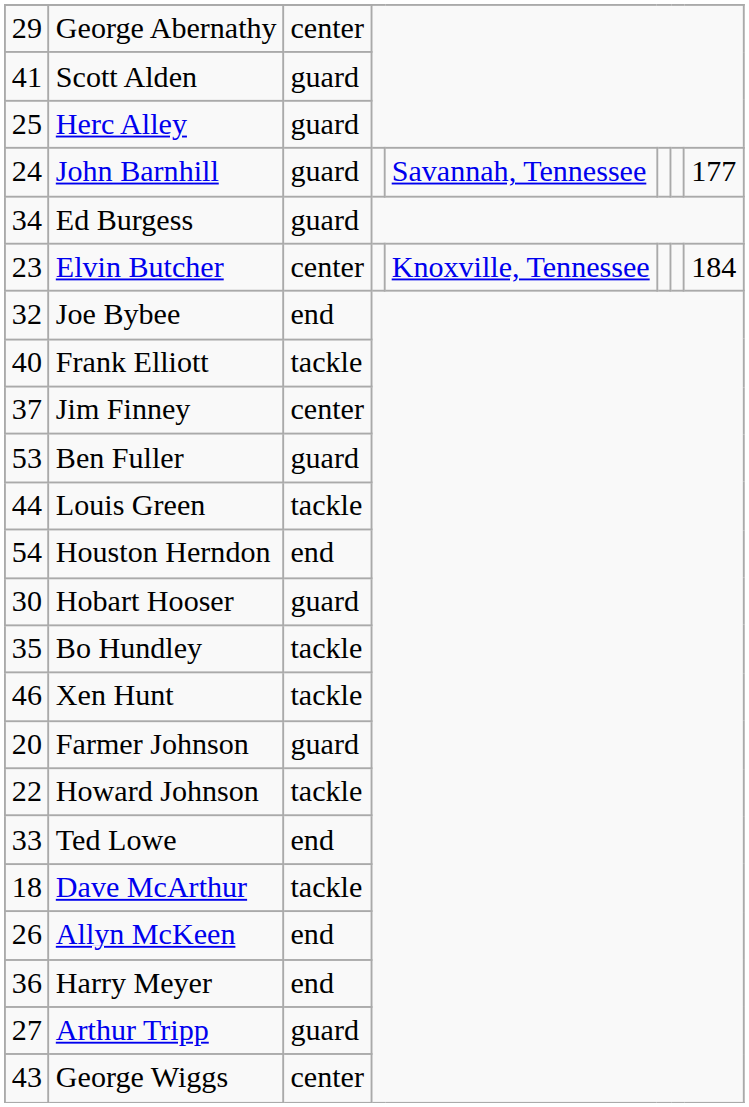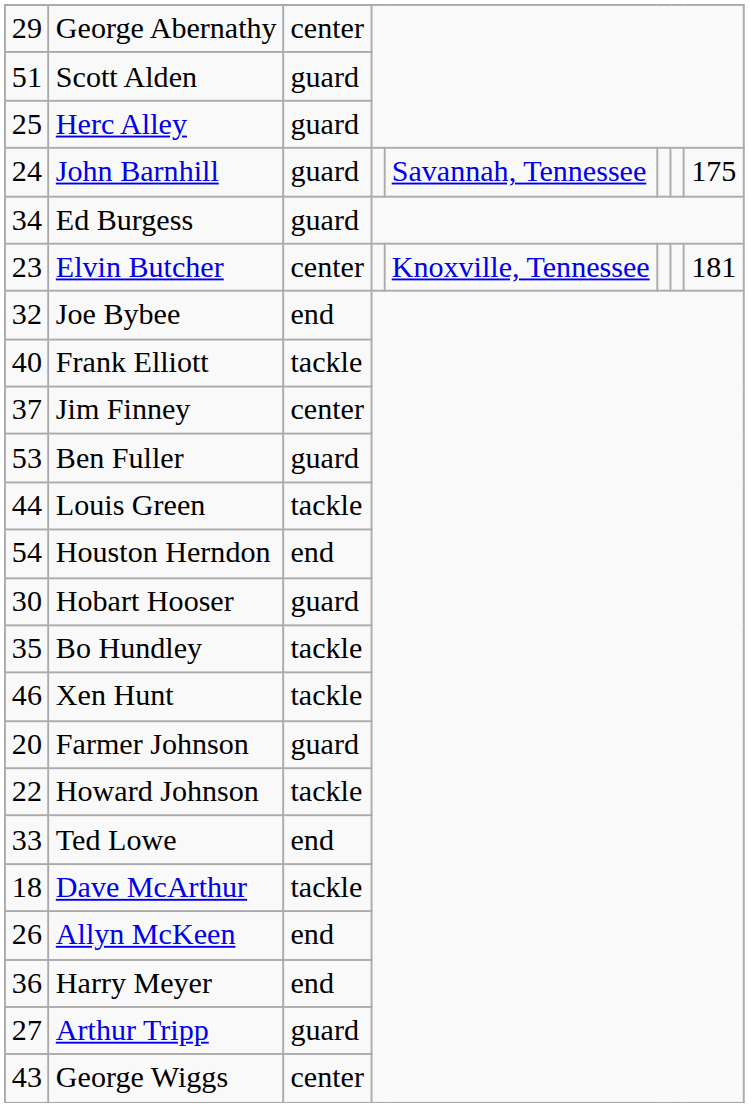(27, 76) 41 -> (27, 76) 51
(714, 171) 177 -> (714, 171) 175
(714, 266) 184 -> (714, 266) 181
